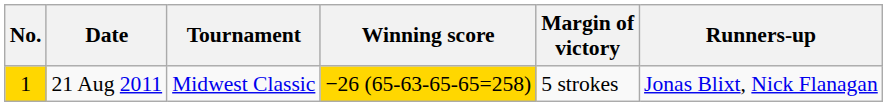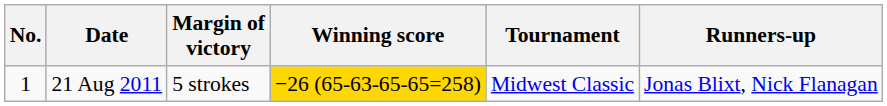columns swapped: (244, 35) <-> (588, 35)
(26, 83) gold background -> (26, 83) no background
